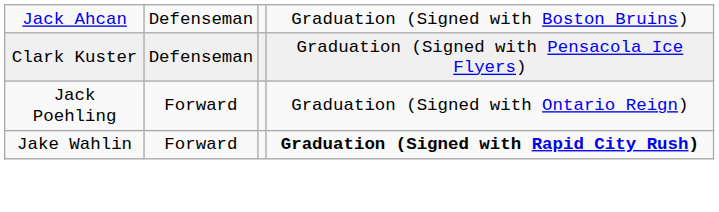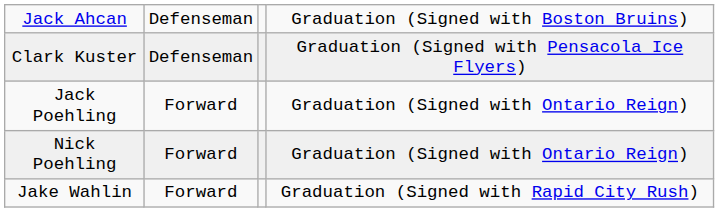+ row: (75, 154)
(490, 144) bold -> (490, 193) normal
